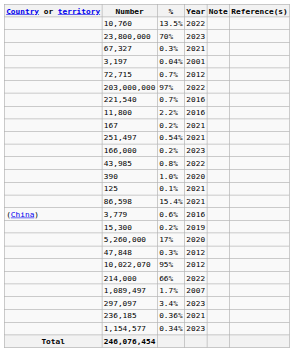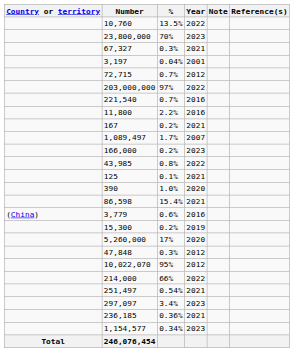rows swapped: (125, 290) <-> (120, 138)
rows swapped: (111, 189) <-> (111, 176)
